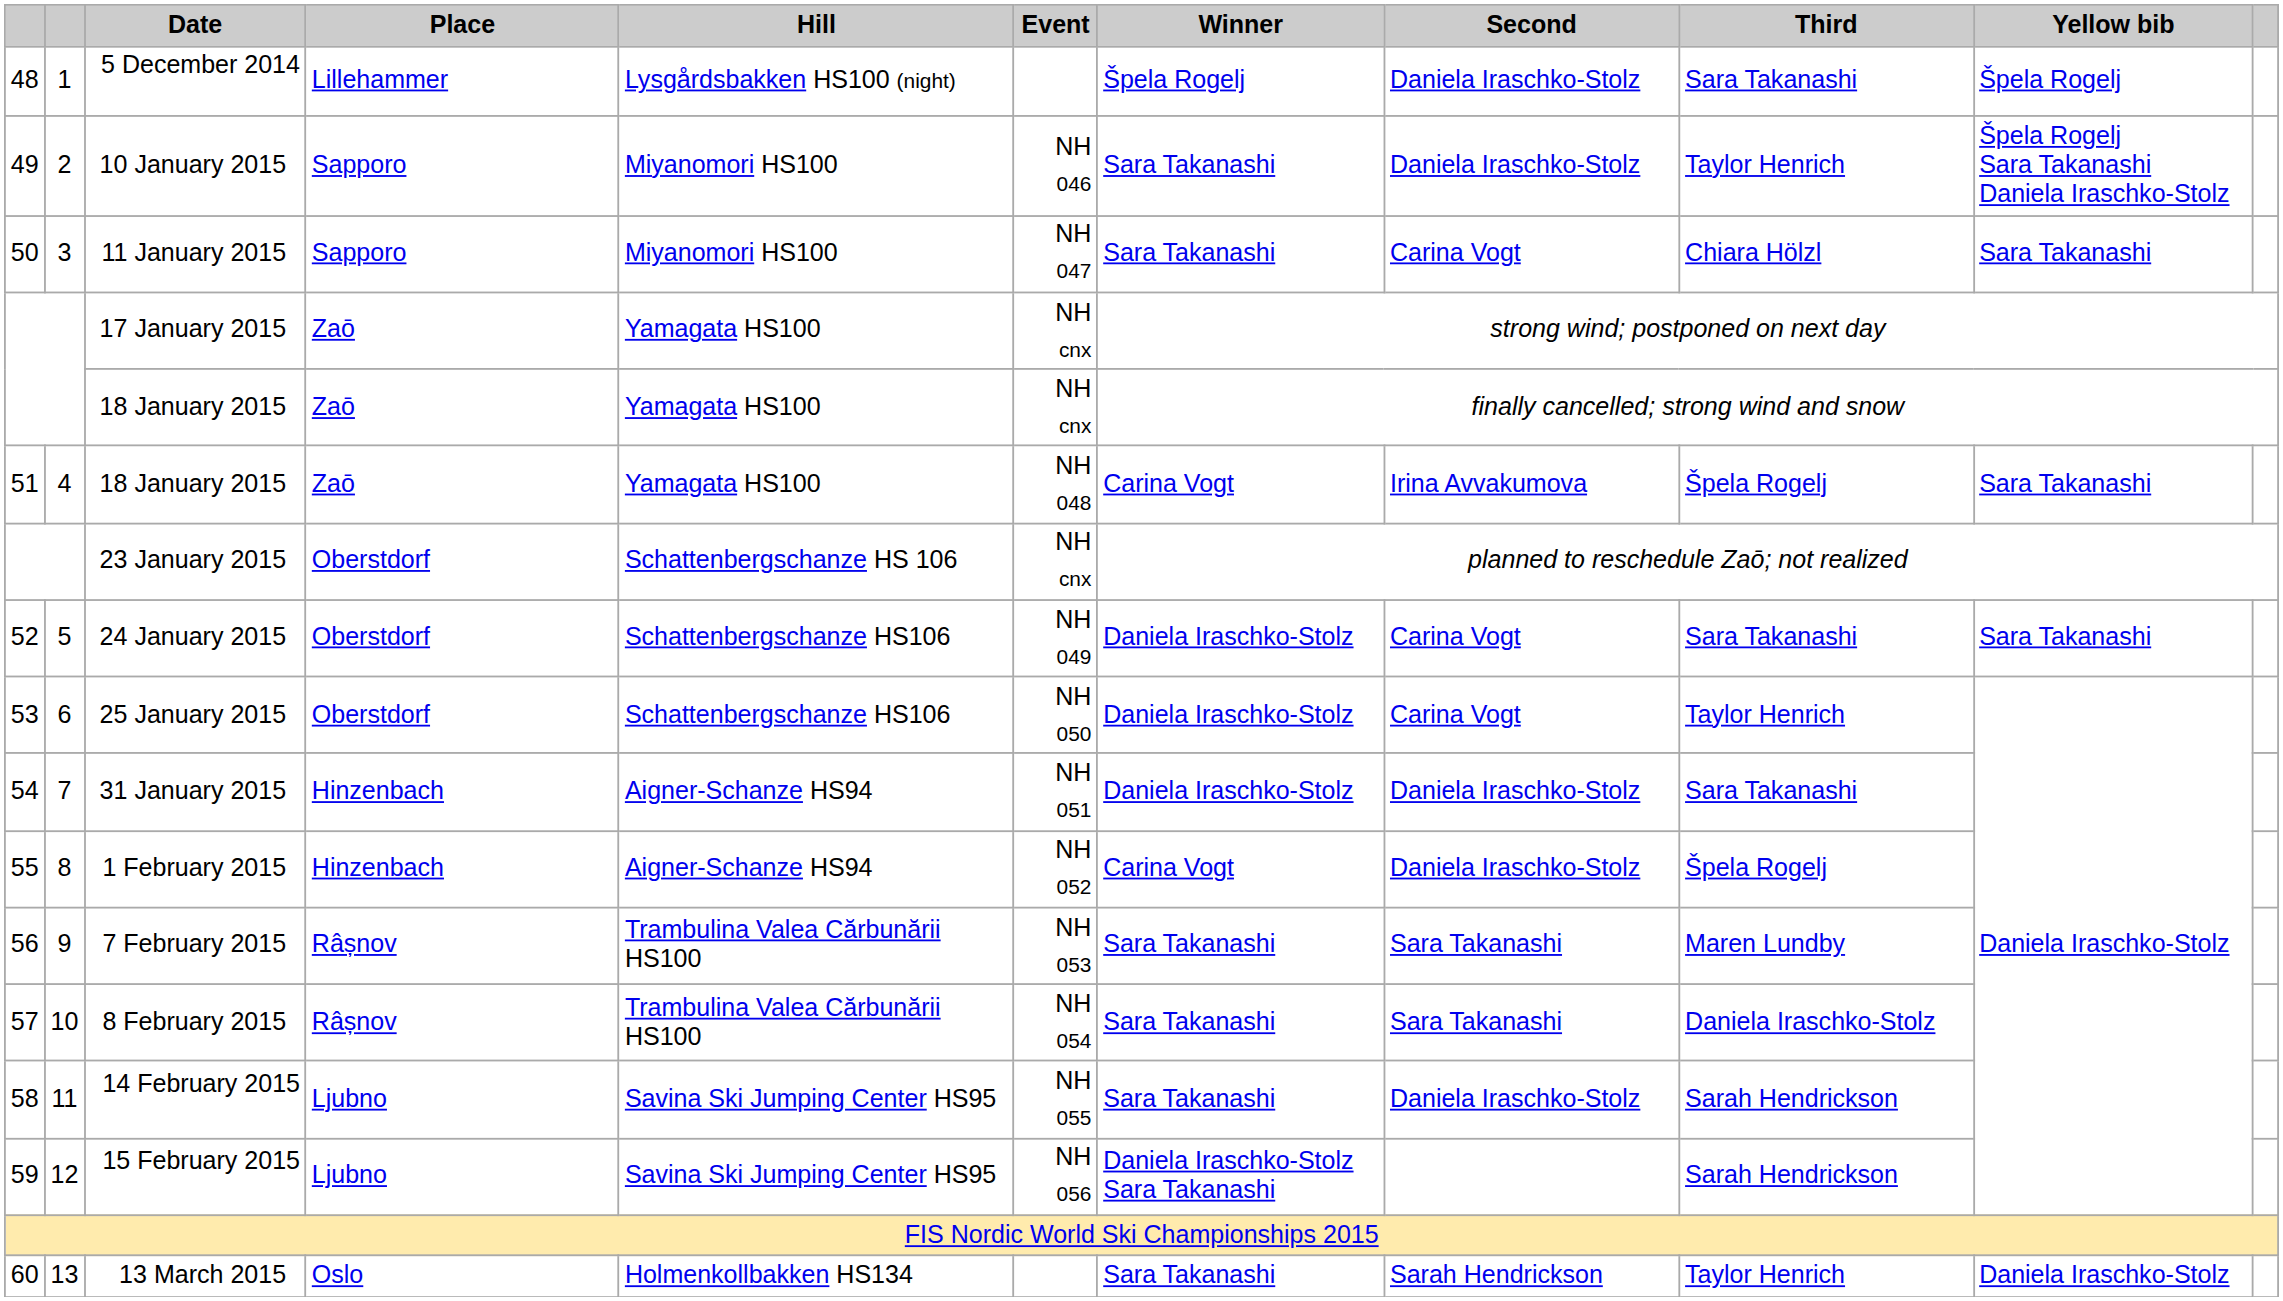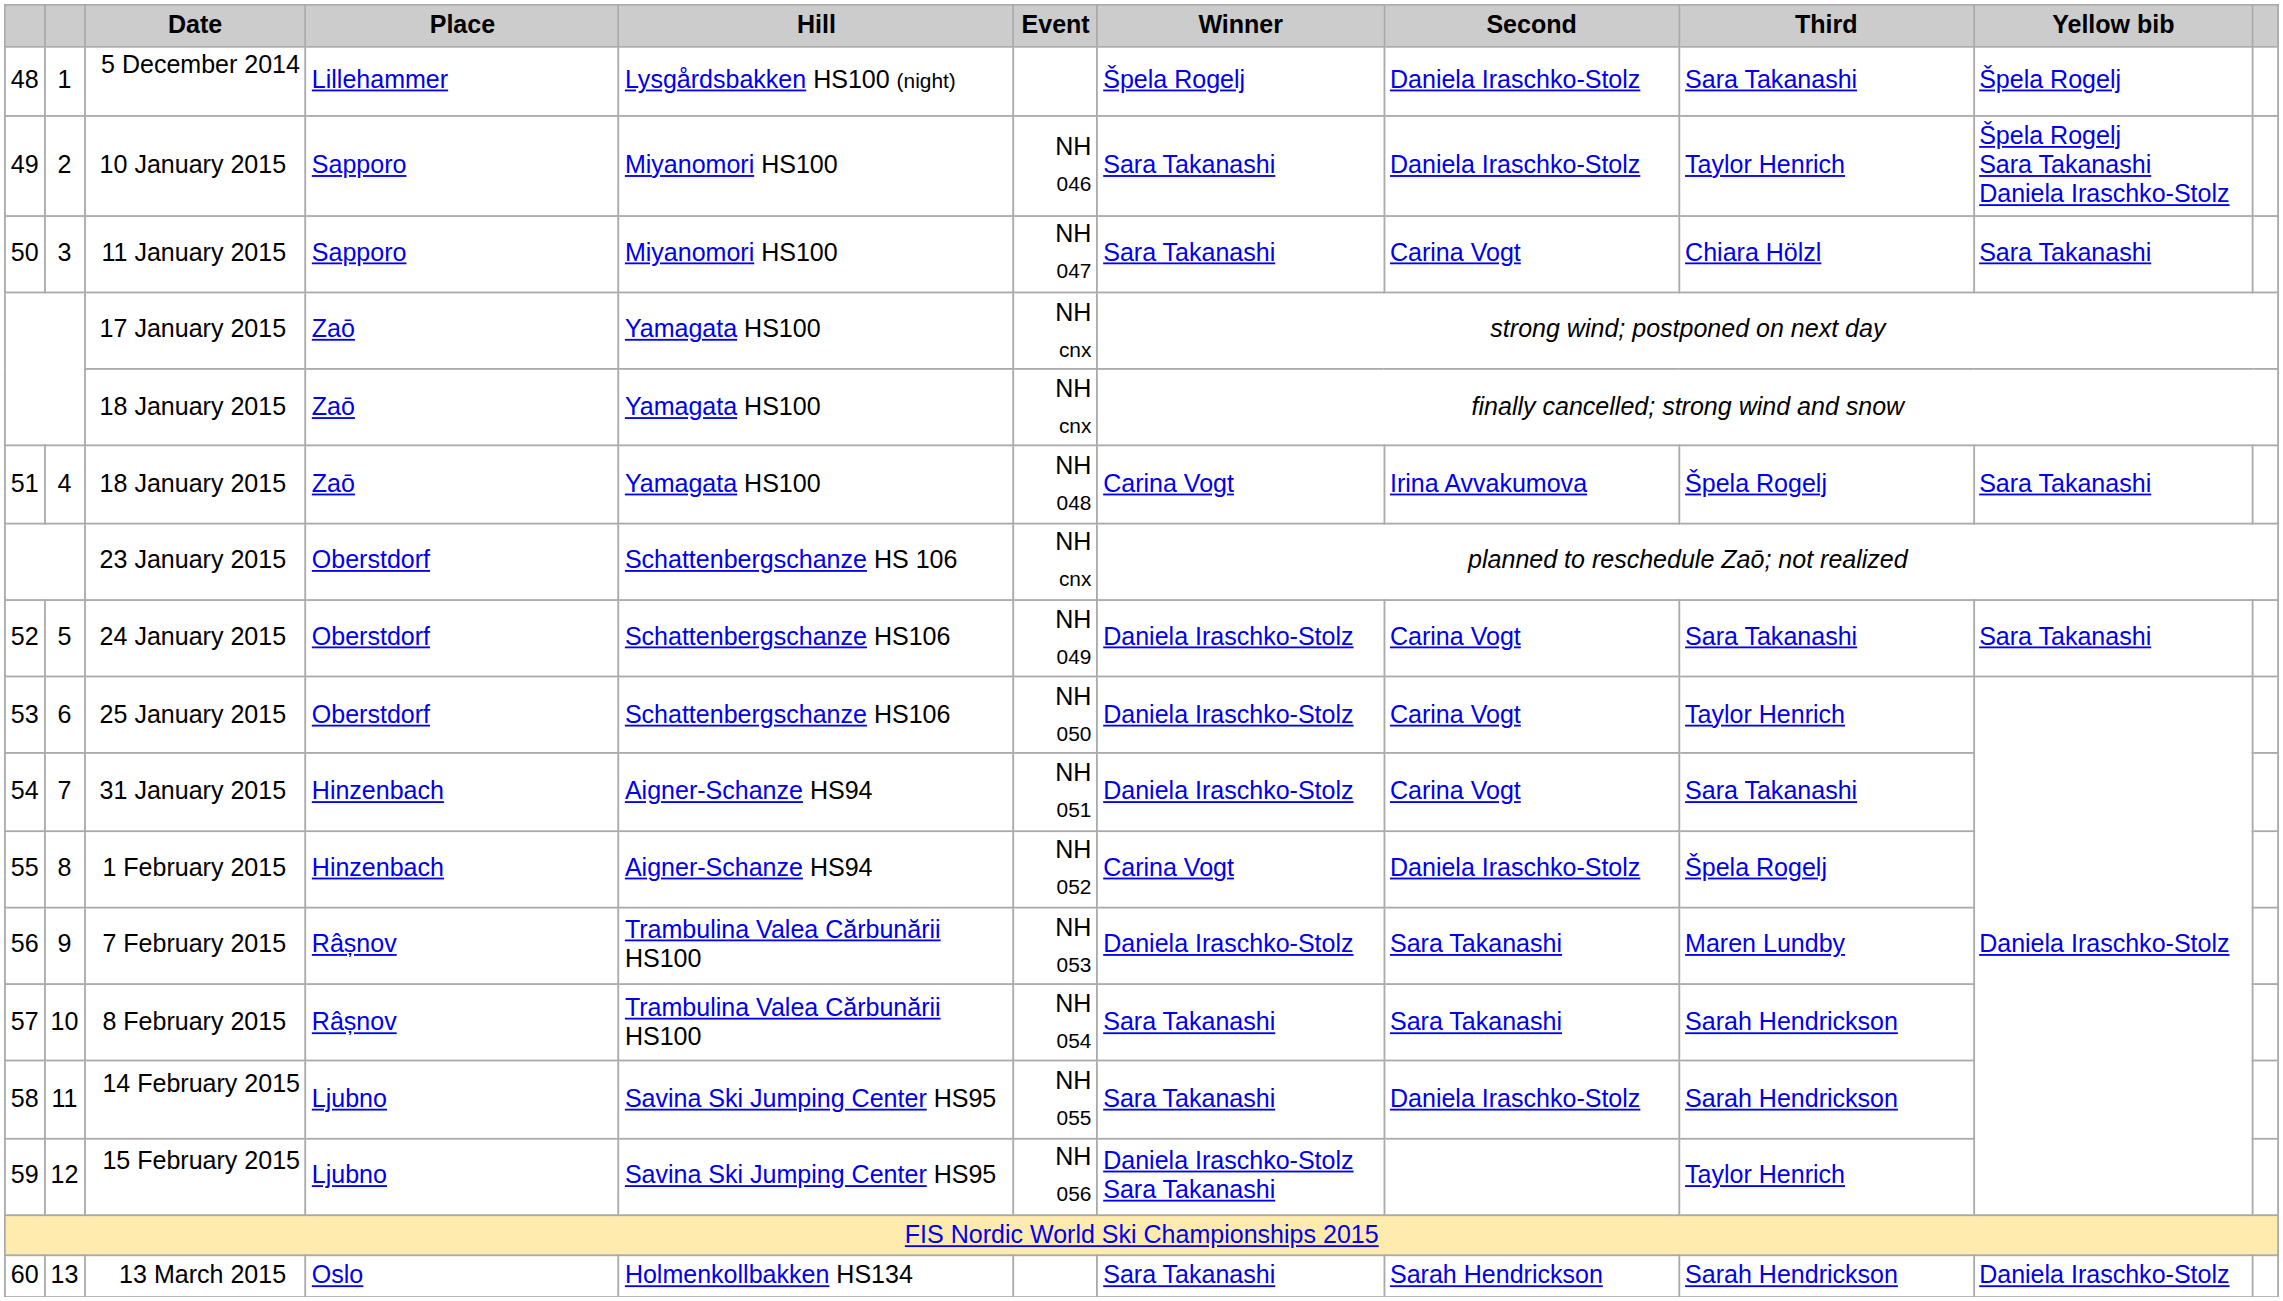(1515, 791) Daniela Iraschko-Stolz -> (1455, 791) Carina Vogt
(1189, 944) Sara Takanashi -> (1228, 944) Daniela Iraschko-Stolz
(1810, 1021) Daniela Iraschko-Stolz -> (1791, 1021) Sarah Hendrickson
(1791, 1175) Sarah Hendrickson -> (1765, 1175) Taylor Henrich
(1765, 1275) Taylor Henrich -> (1791, 1275) Sarah Hendrickson
